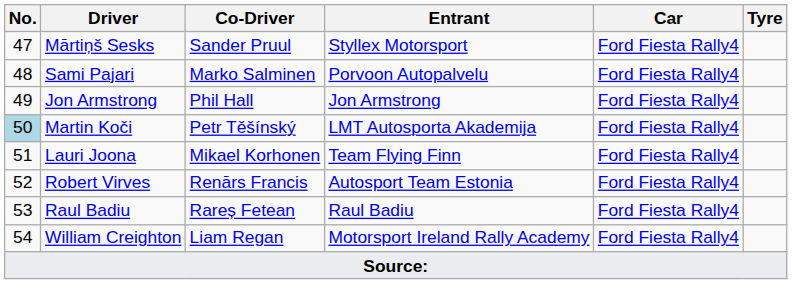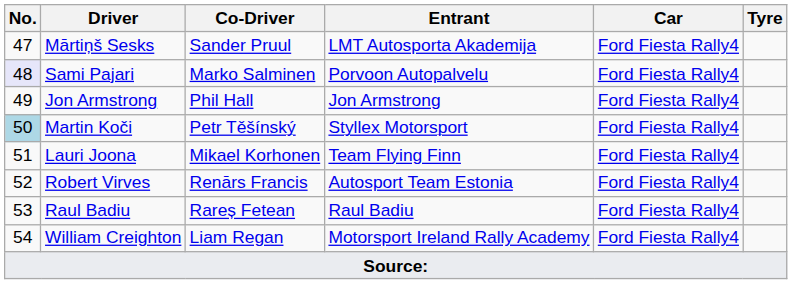(398, 45) Styllex Motorsport -> (432, 45) LMT Autosporta Akademija
(23, 73) no background -> (23, 73) lavender background
(432, 128) LMT Autosporta Akademija -> (398, 128) Styllex Motorsport
